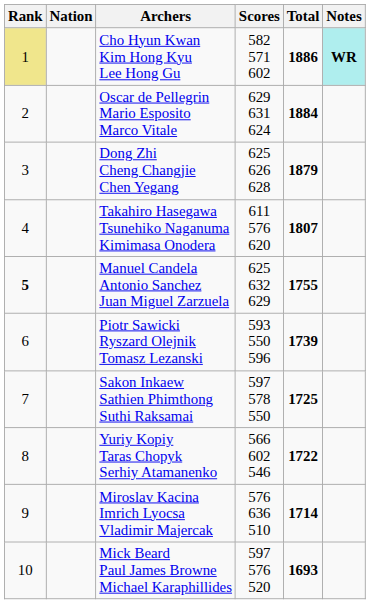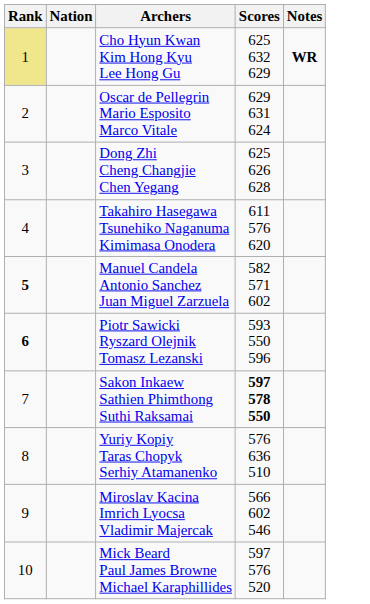- column: (303, 16)
(259, 56) 582 571 602 -> (259, 56) 625 632 629
(344, 56) paleturquoise background -> (305, 56) no background
(259, 284) 625 632 629 -> (259, 284) 582 571 602
(25, 342) normal -> (25, 342) bold
(259, 399) normal -> (259, 399) bold
(259, 456) 566 602 546 -> (259, 456) 576 636 510
(259, 513) 576 636 510 -> (259, 513) 566 602 546
